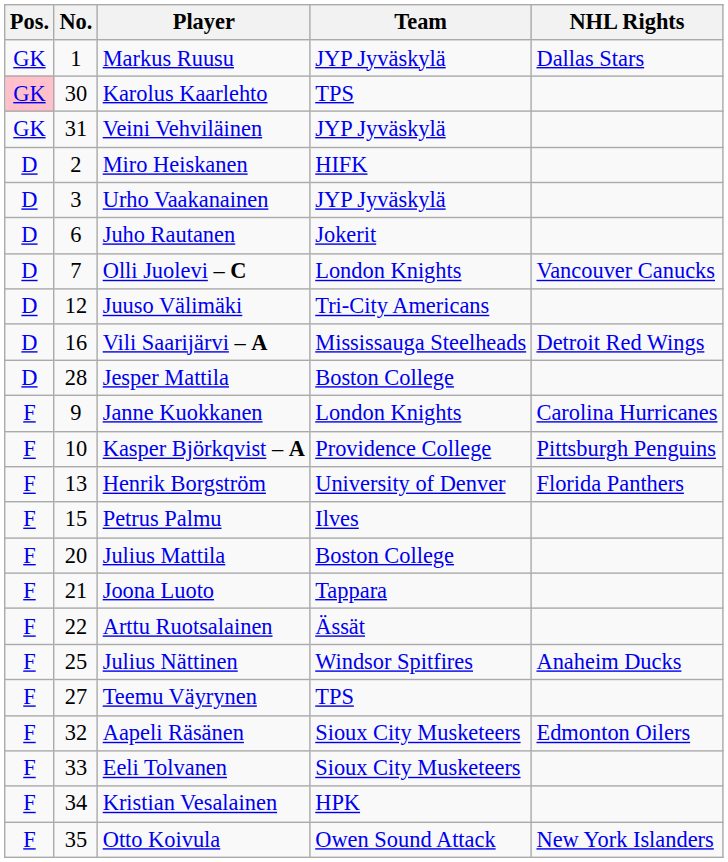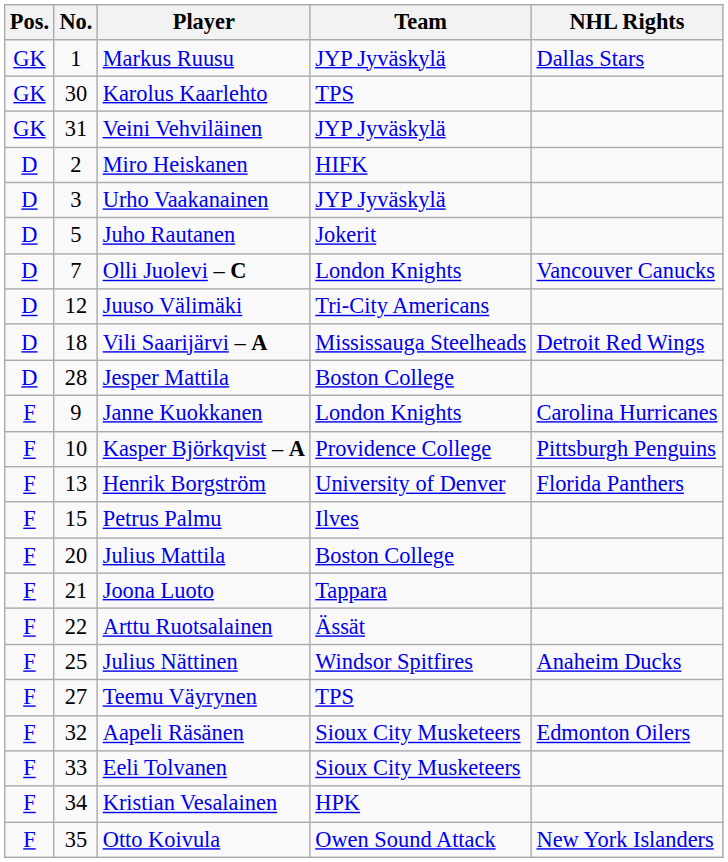(29, 93) pink background -> (29, 93) no background
(76, 235) 6 -> (76, 235) 5
(76, 341) 16 -> (76, 341) 18
